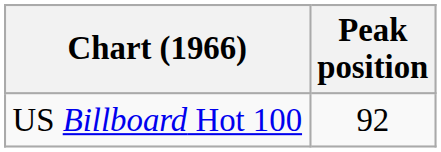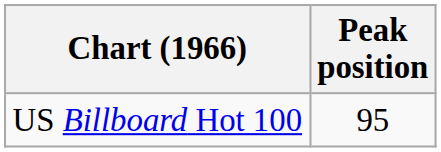(373, 119) 92 -> (373, 119) 95
